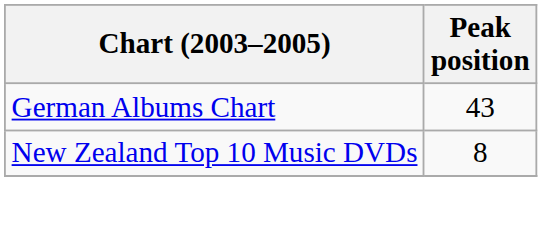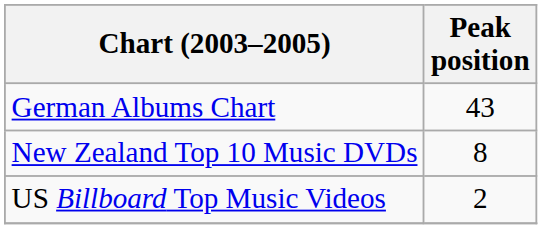+ row: (199, 198)
